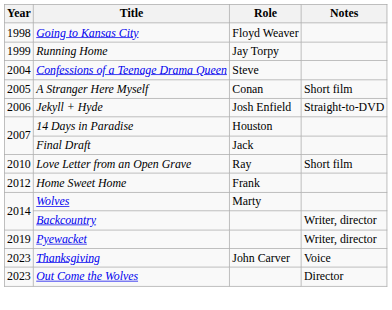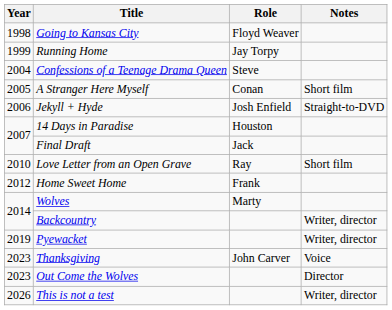+ row: (75, 295)
